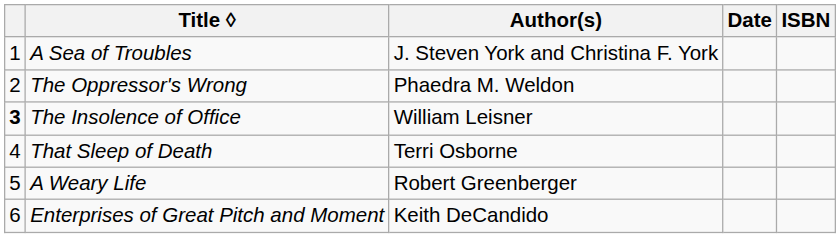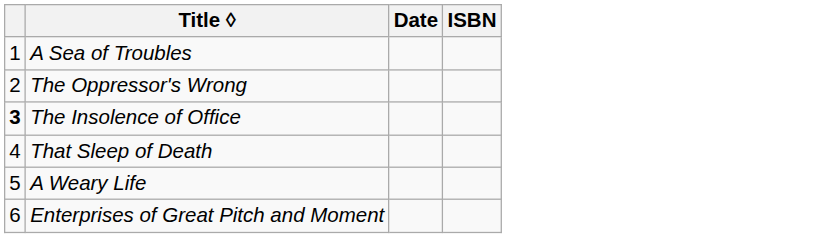- column: (556, 20)
